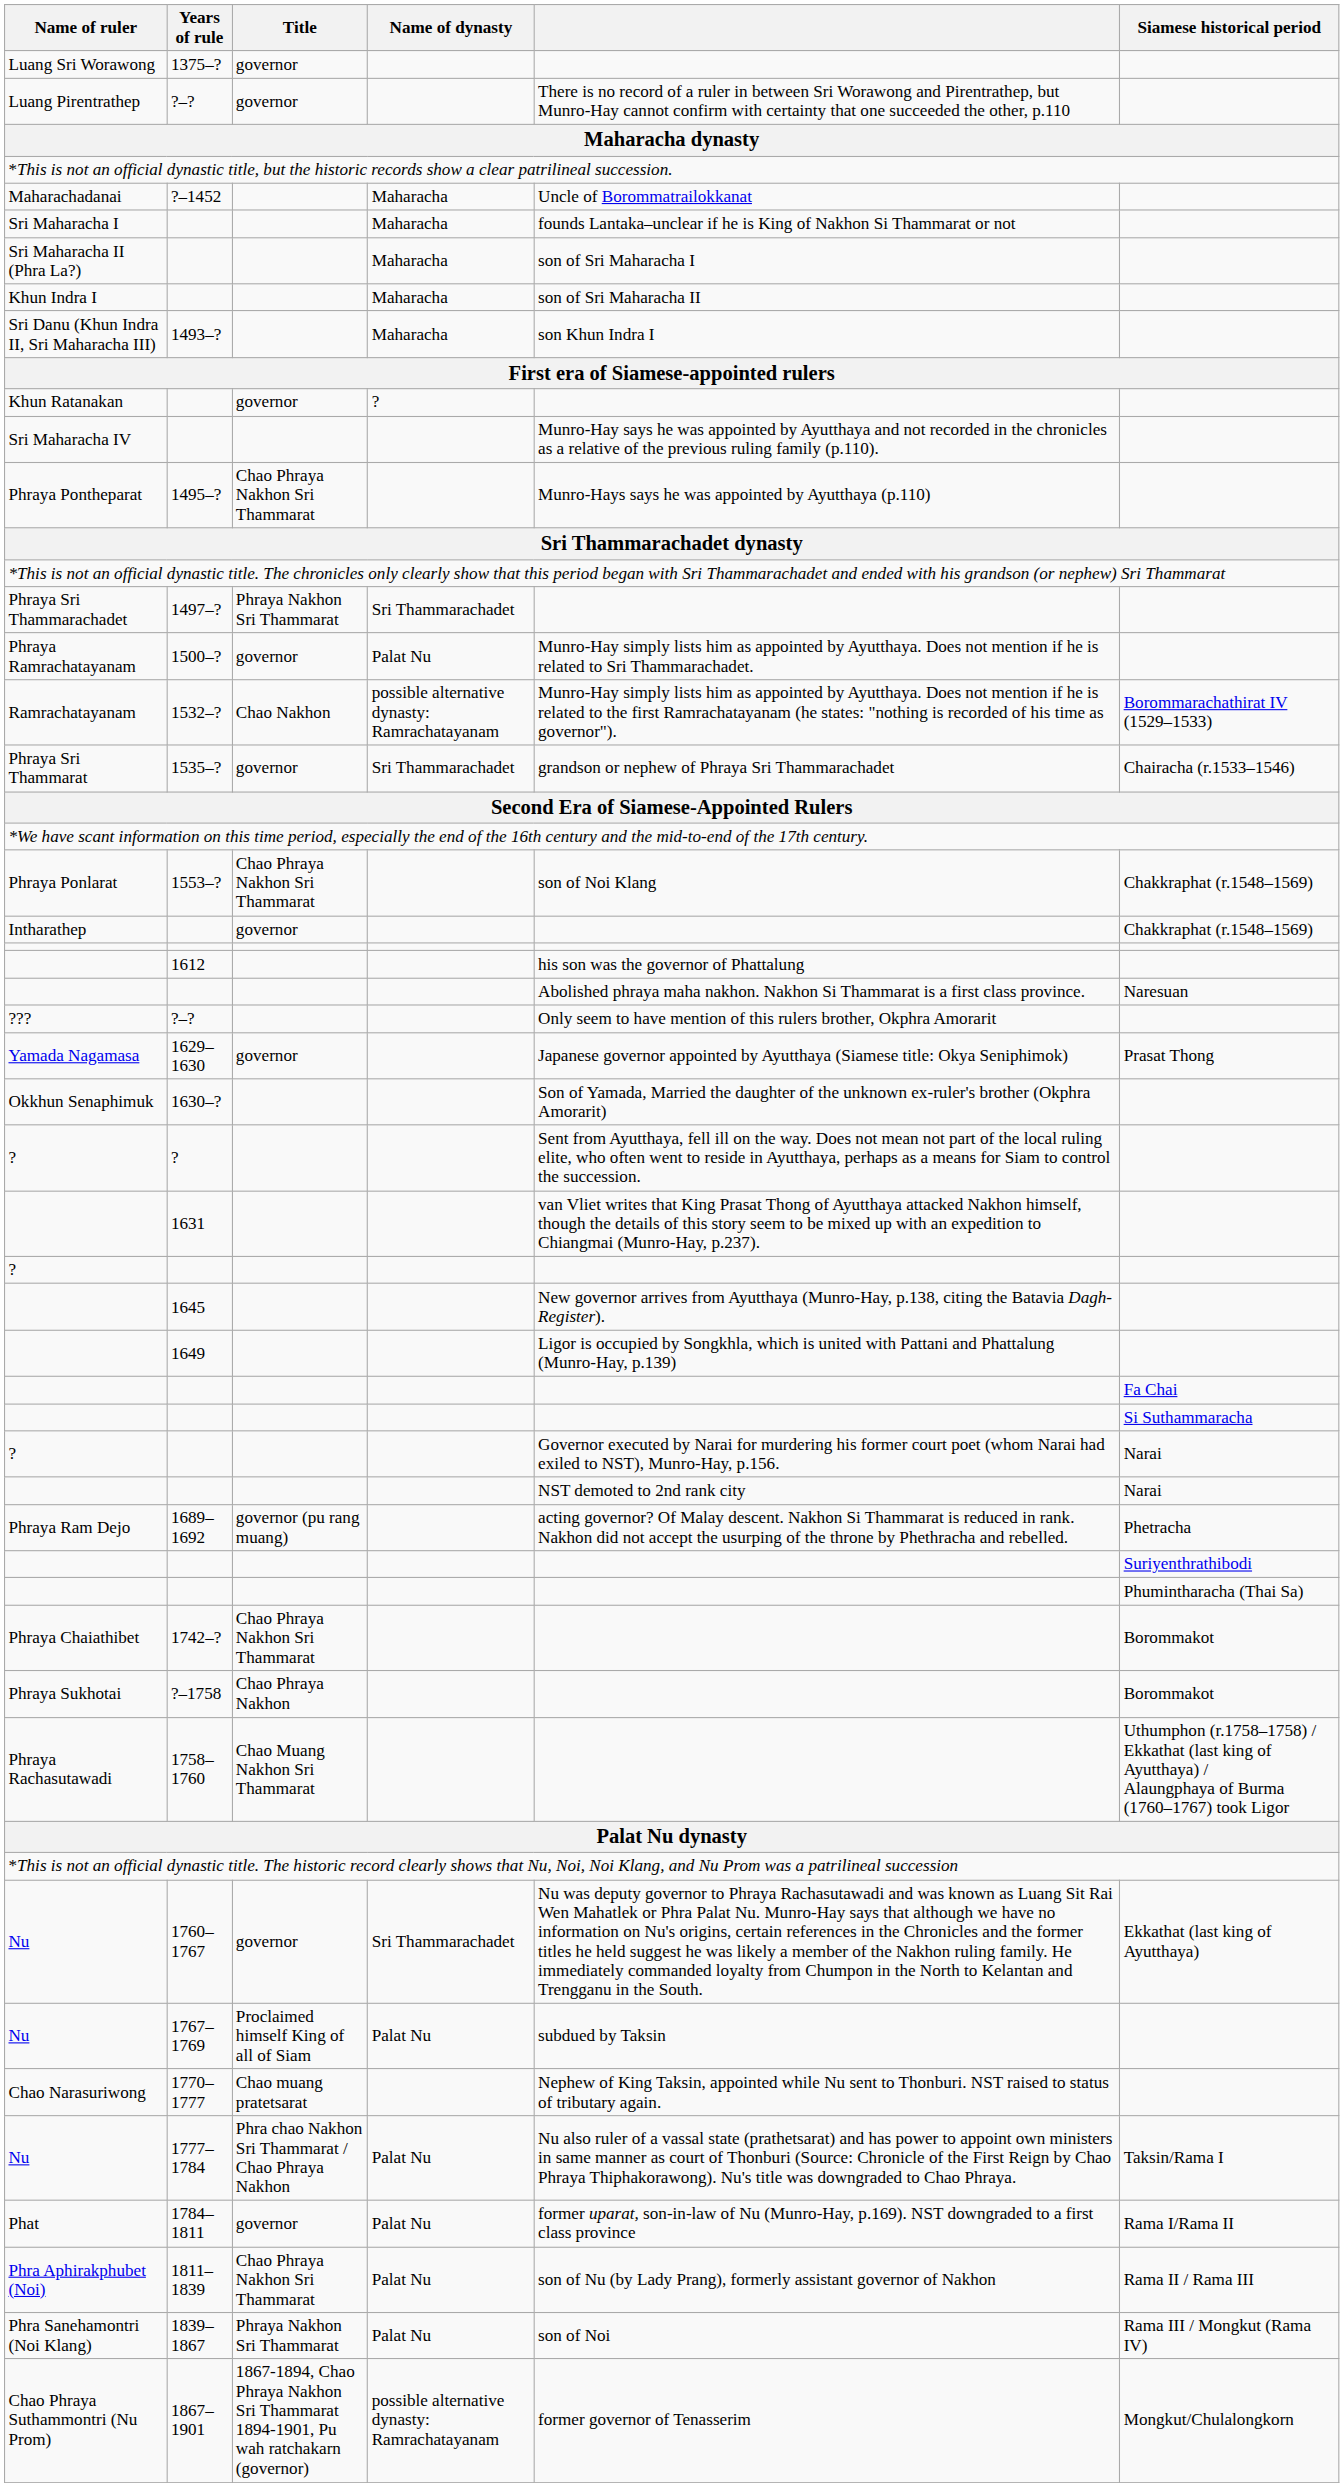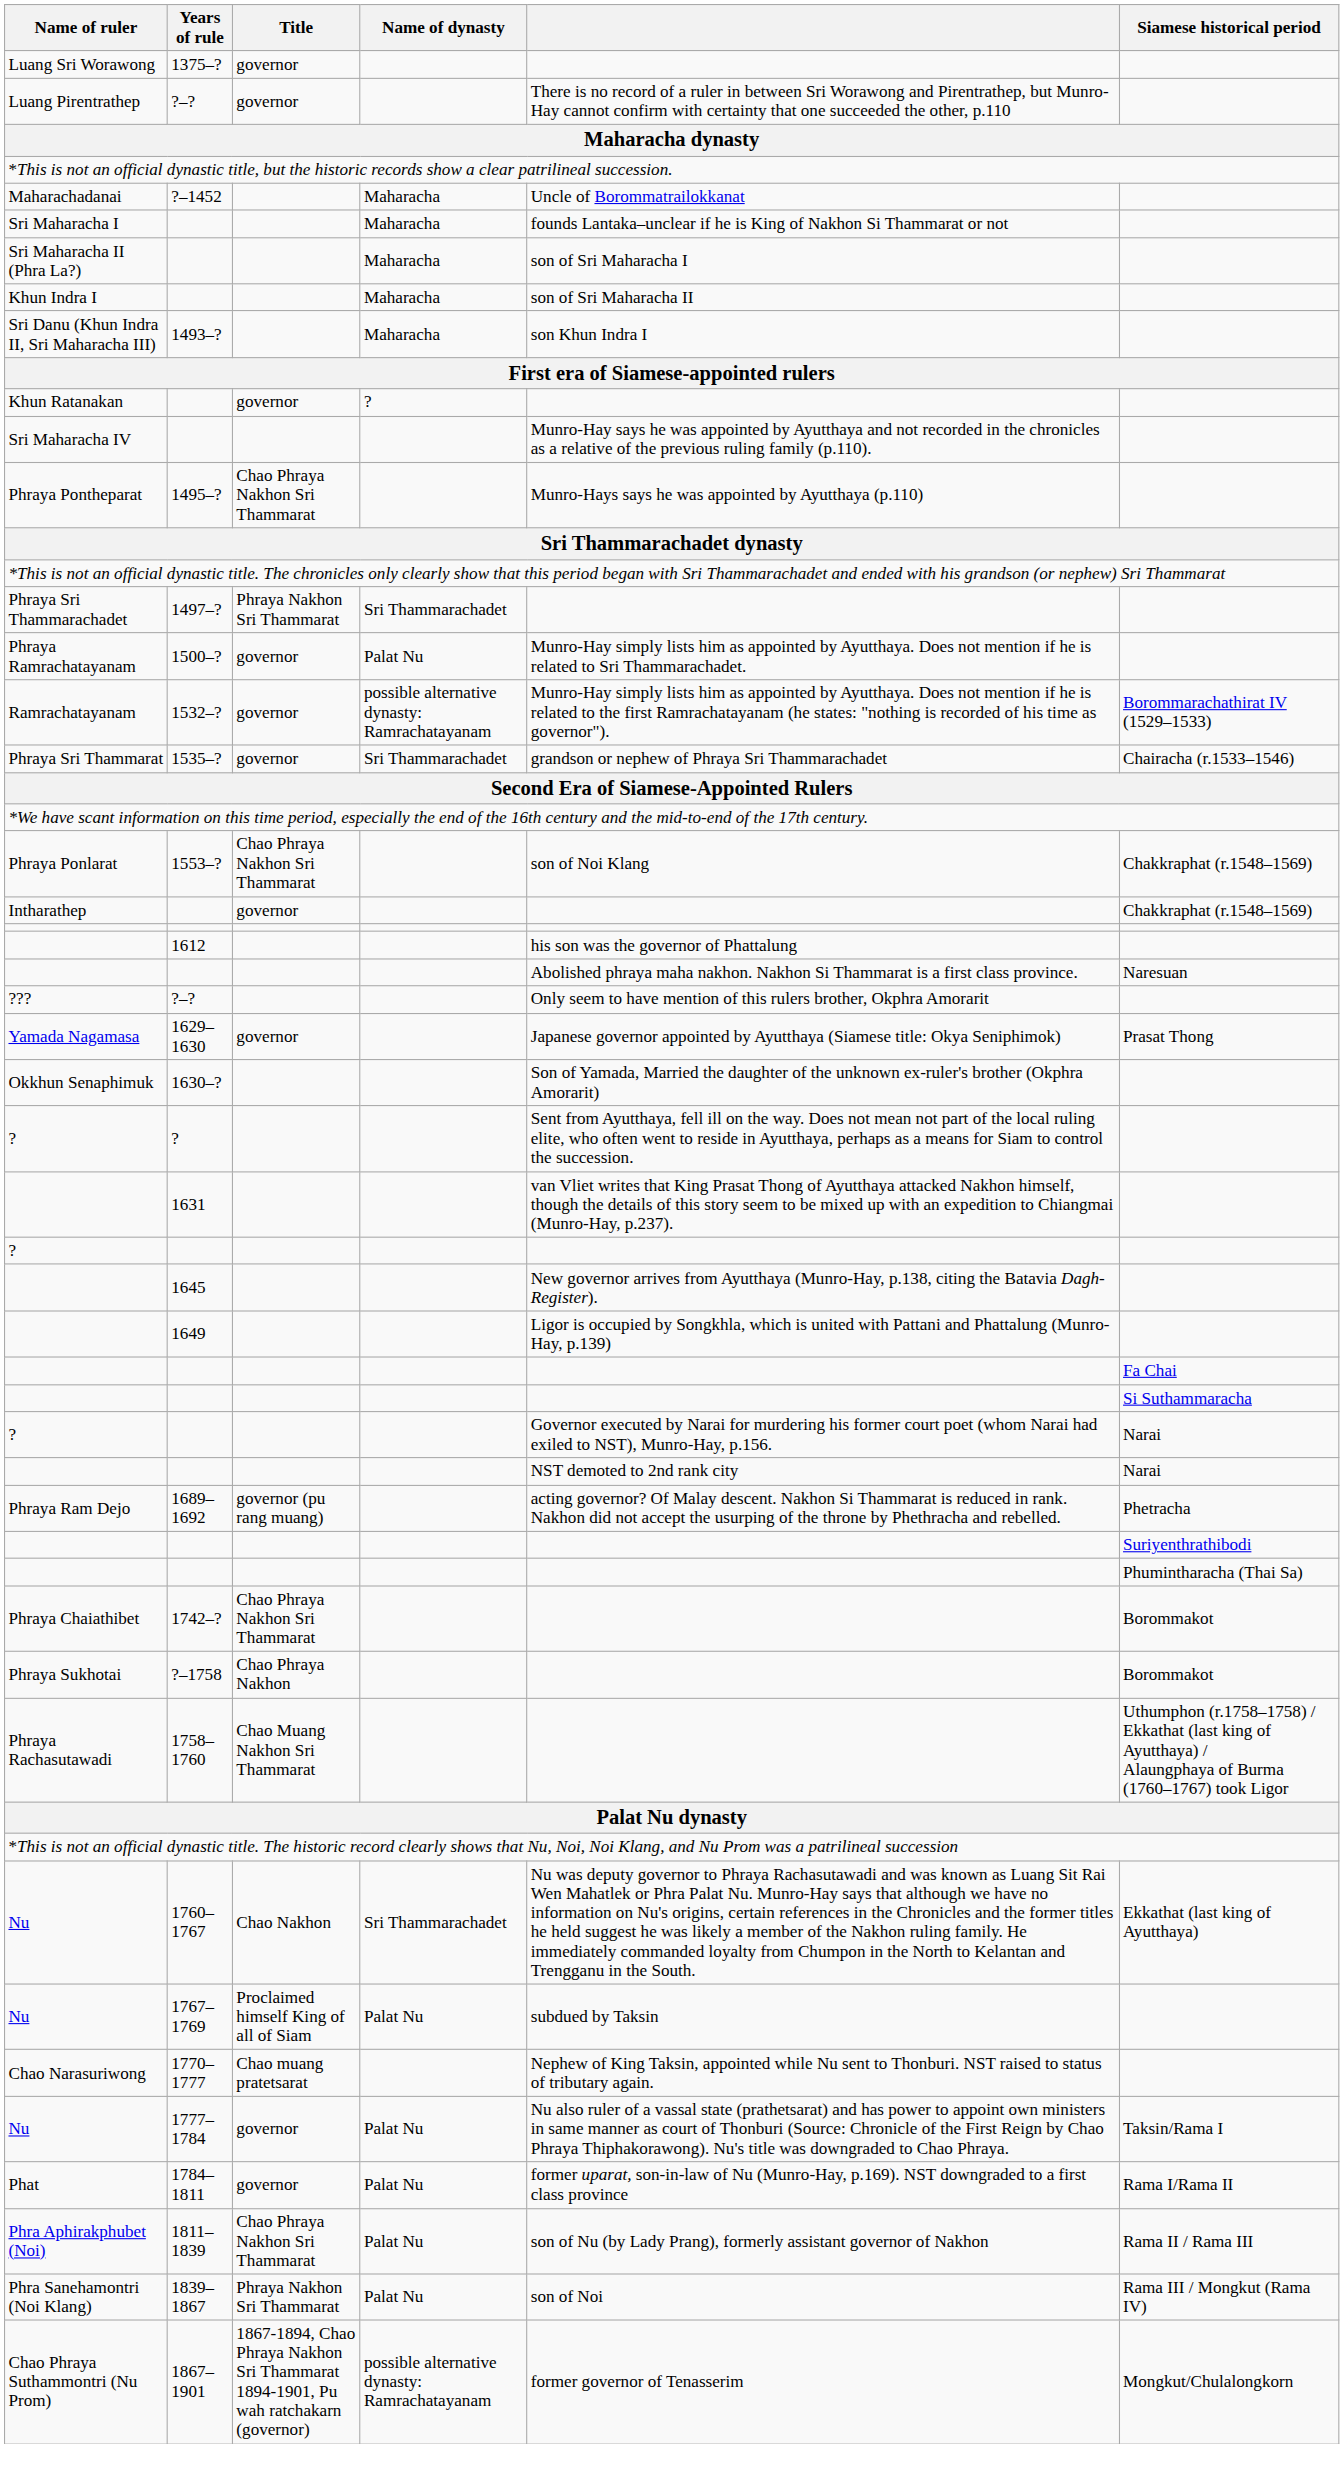(283, 712) Chao Nakhon -> (267, 712) governor
(267, 1941) governor -> (284, 1922) Chao Nakhon
(299, 2157) Phra chao Nakhon Sri Thammarat / Chao Phraya Nakhon -> (267, 2128) governor
